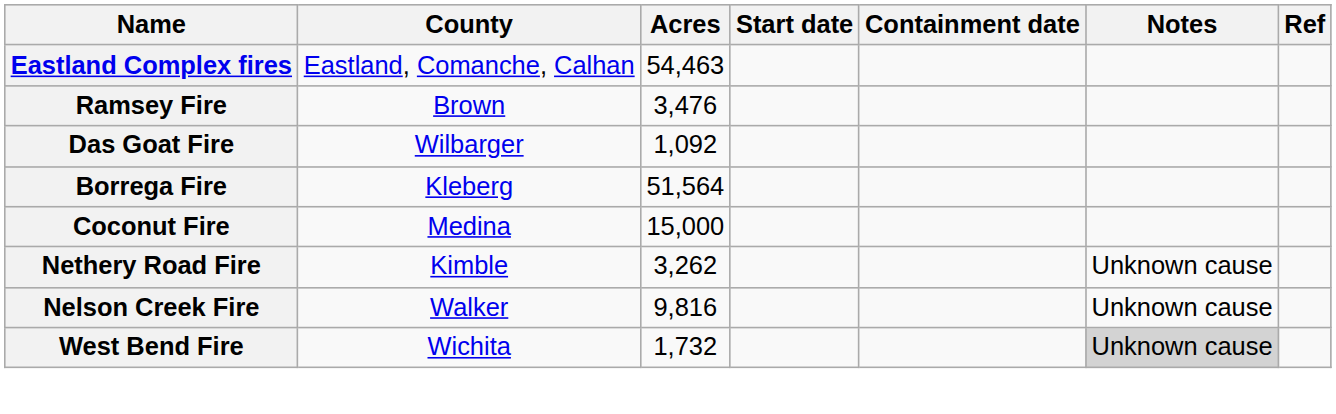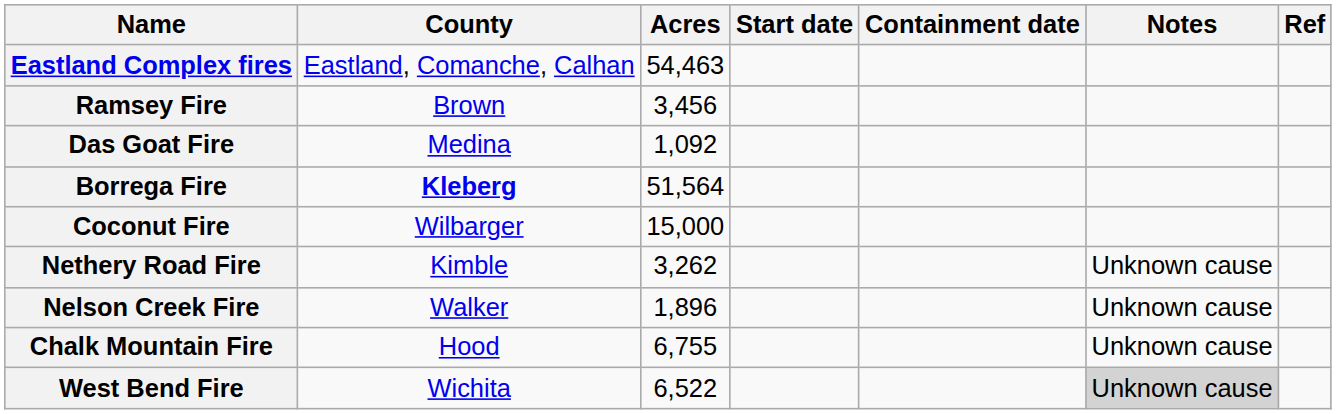(685, 105) 3,476 -> (685, 105) 3,456
(469, 145) Wilbarger -> (469, 145) Medina
(469, 186) normal -> (469, 186) bold
(469, 226) Medina -> (469, 226) Wilbarger
(685, 307) 9,816 -> (685, 307) 1,896
+ row: (151, 347)
(685, 347) 1,732 -> (685, 387) 6,522
